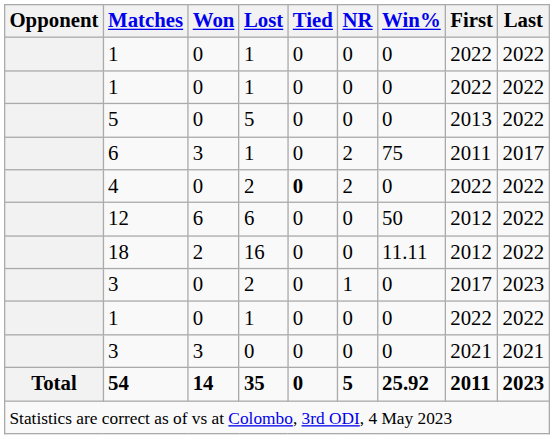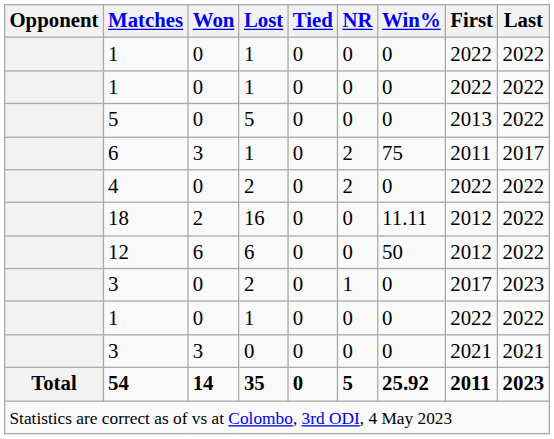(298, 185) bold -> (298, 185) normal
rows swapped: (118, 218) <-> (118, 251)
